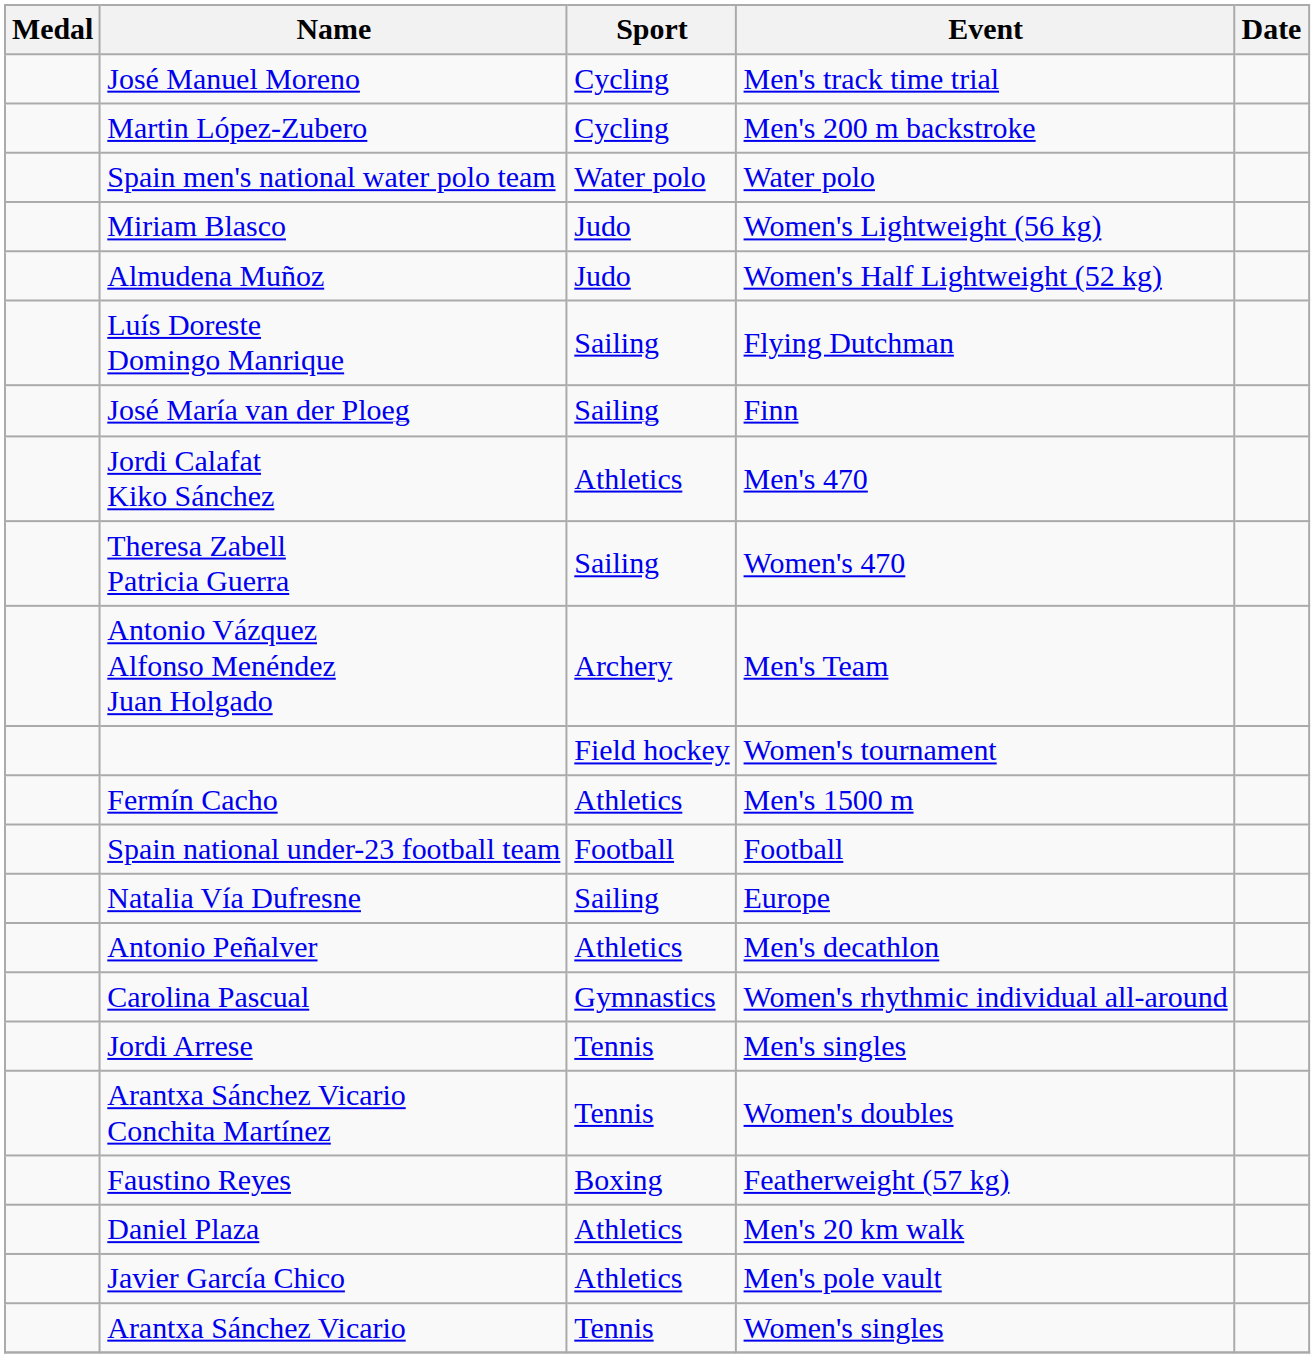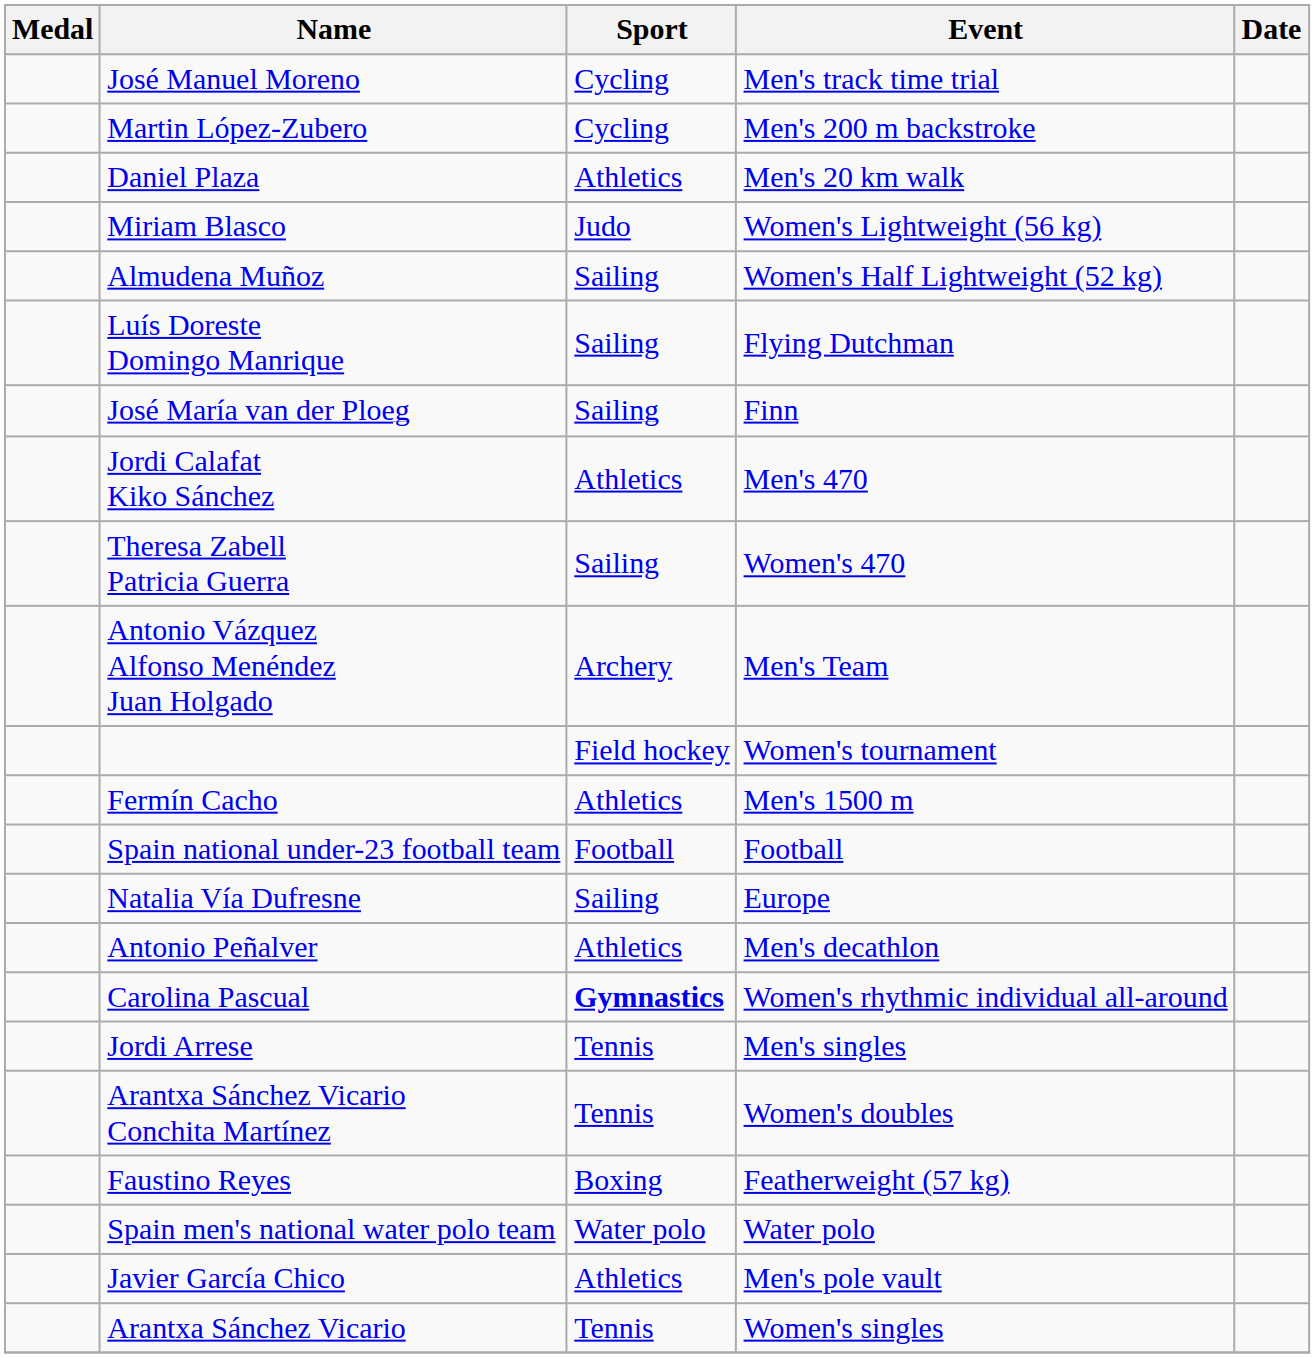rows swapped: (183, 1229) <-> (331, 177)
(603, 276) Judo -> (617, 276) Sailing
(645, 996) normal -> (649, 996) bold
